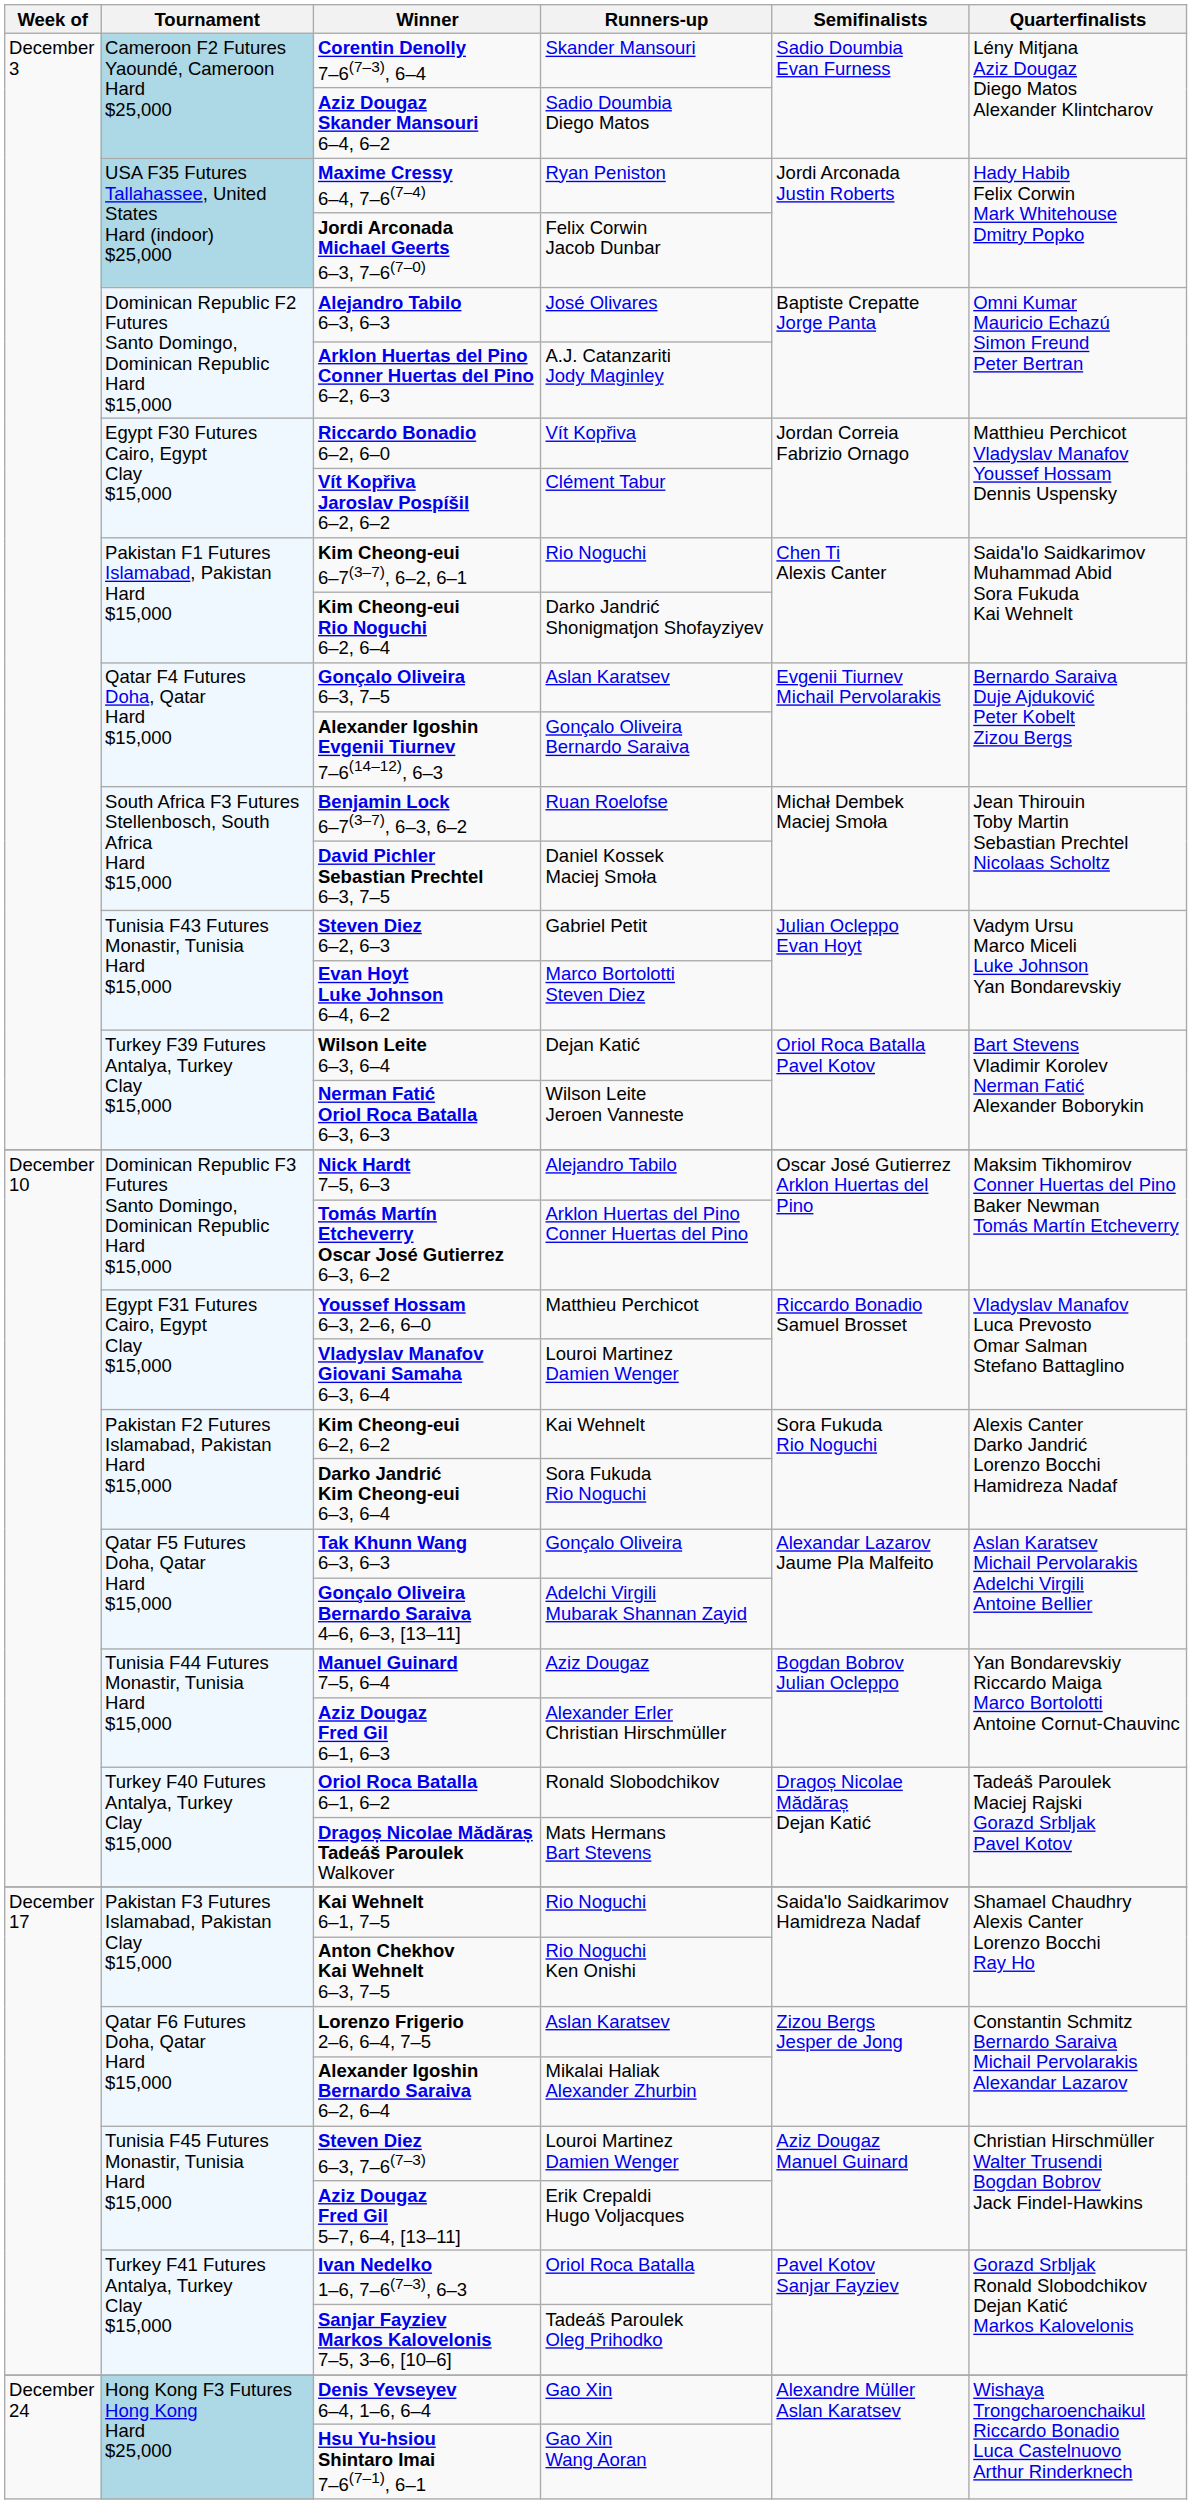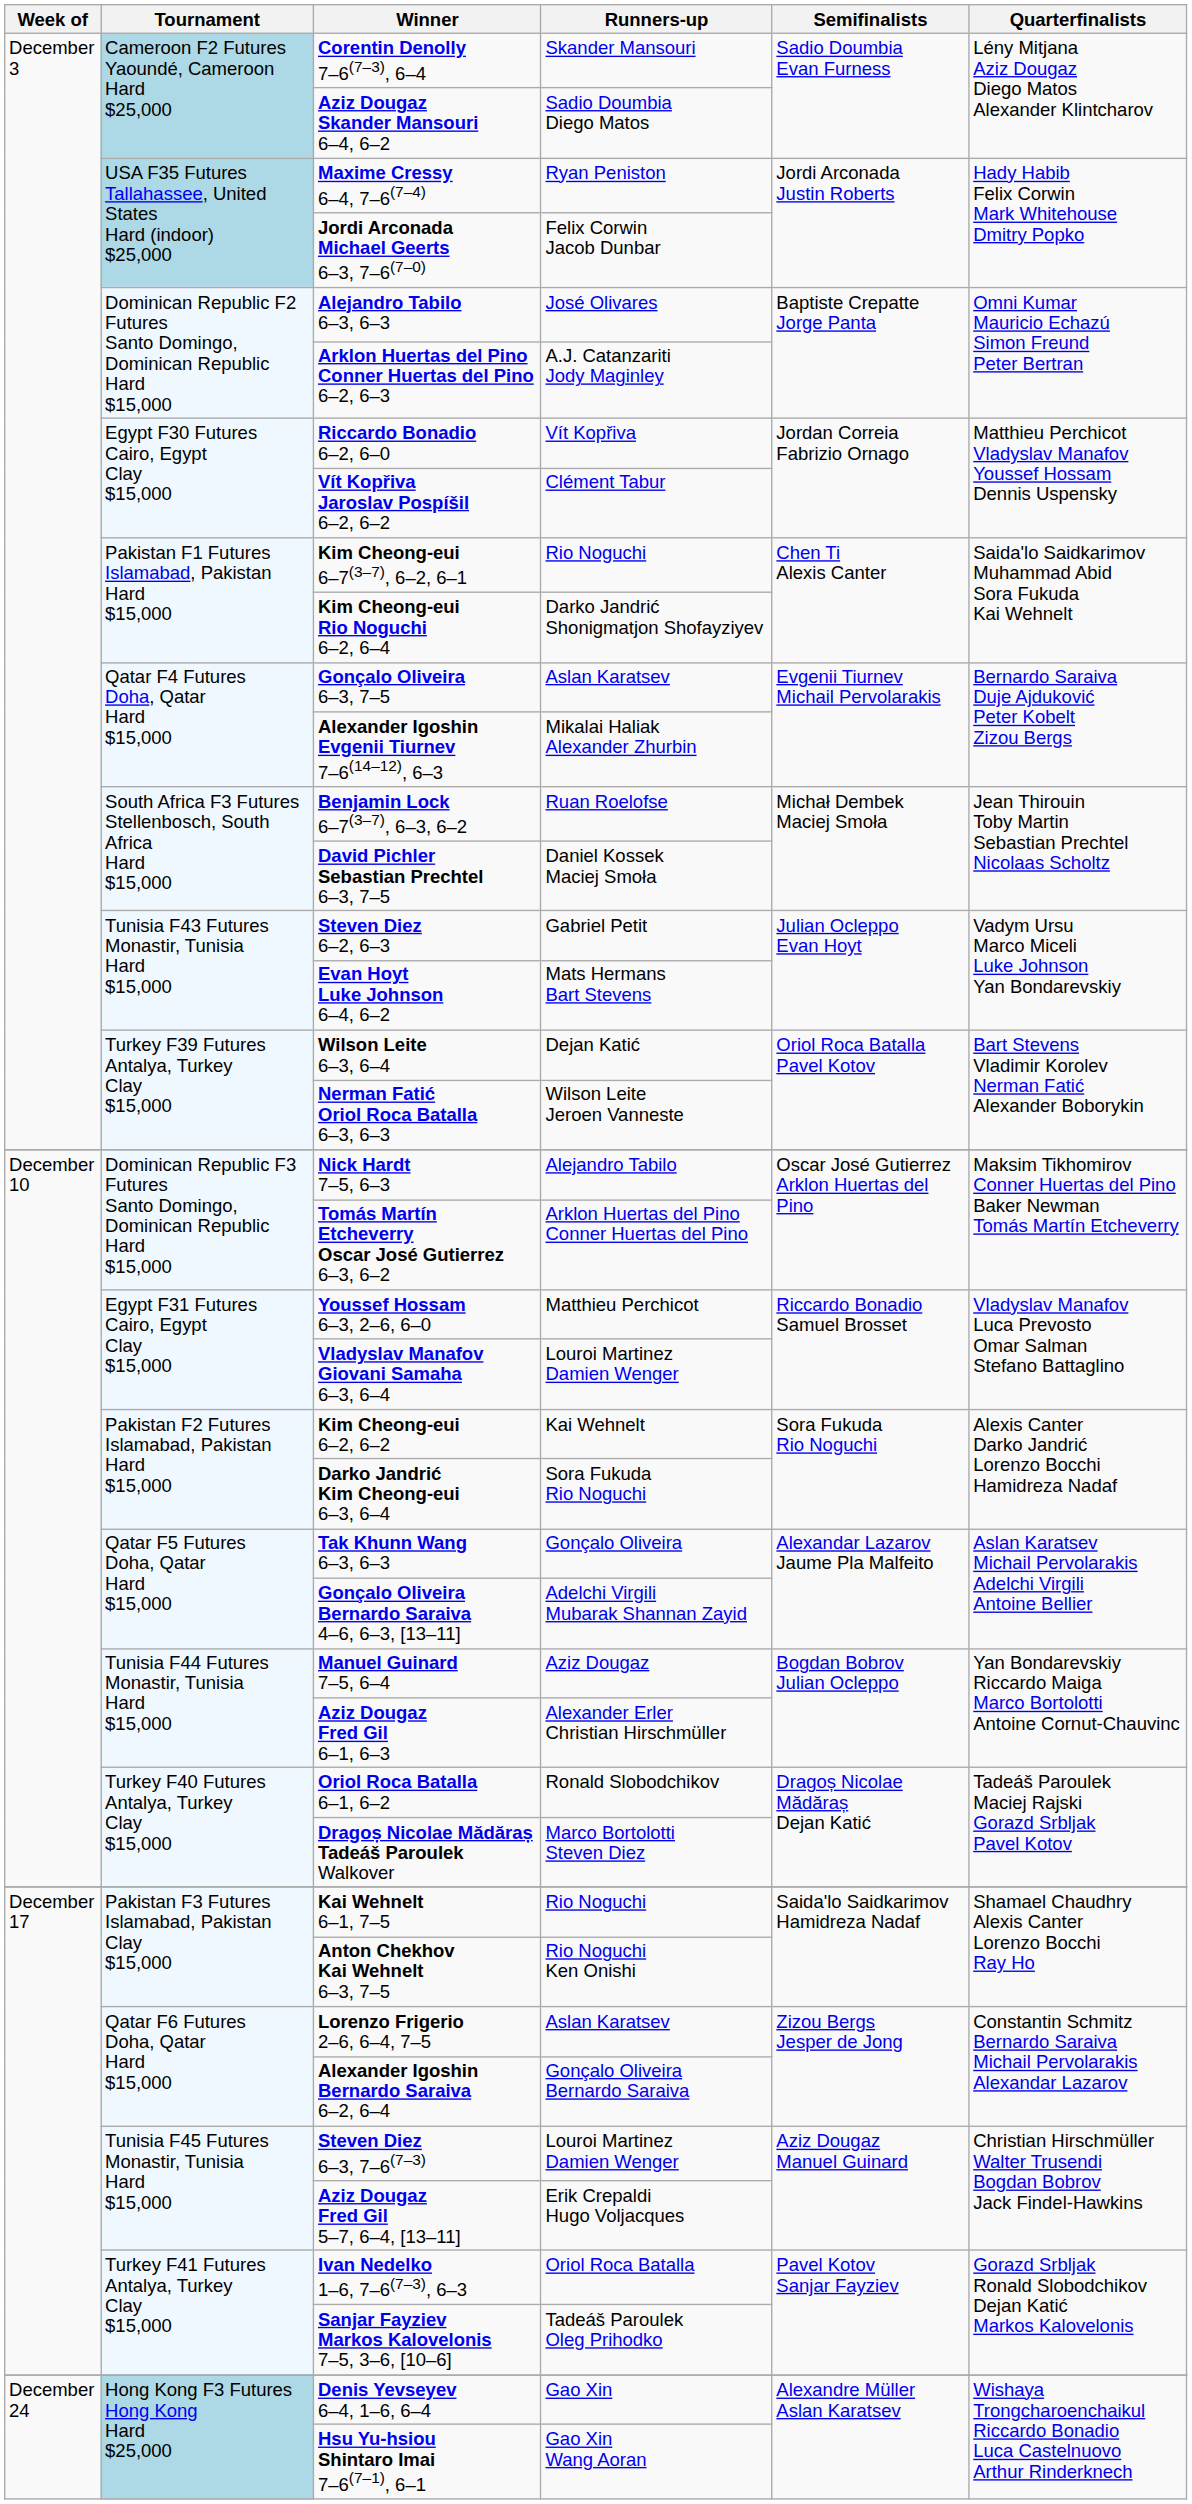(617, 736) Gonçalo Oliveira Bernardo Saraiva -> (621, 736) Mikalai Haliak Alexander Zhurbin
(610, 985) Marco Bortolotti Steven Diez -> (606, 985) Mats Hermans Bart Stevens
(606, 1842) Mats Hermans Bart Stevens -> (610, 1842) Marco Bortolotti Steven Diez
(621, 2081) Mikalai Haliak Alexander Zhurbin -> (617, 2081) Gonçalo Oliveira Bernardo Saraiva
